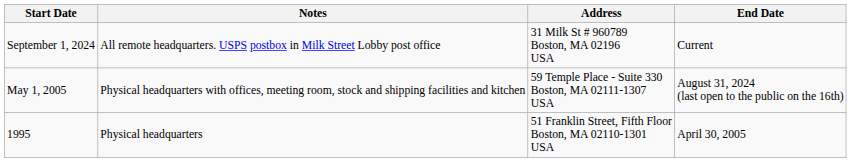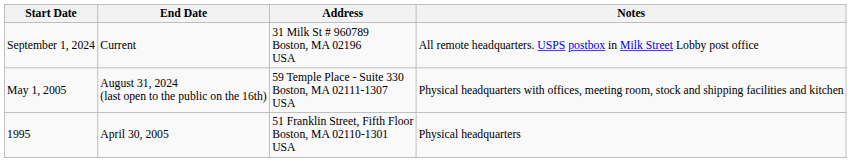columns swapped: (760, 13) <-> (313, 13)
